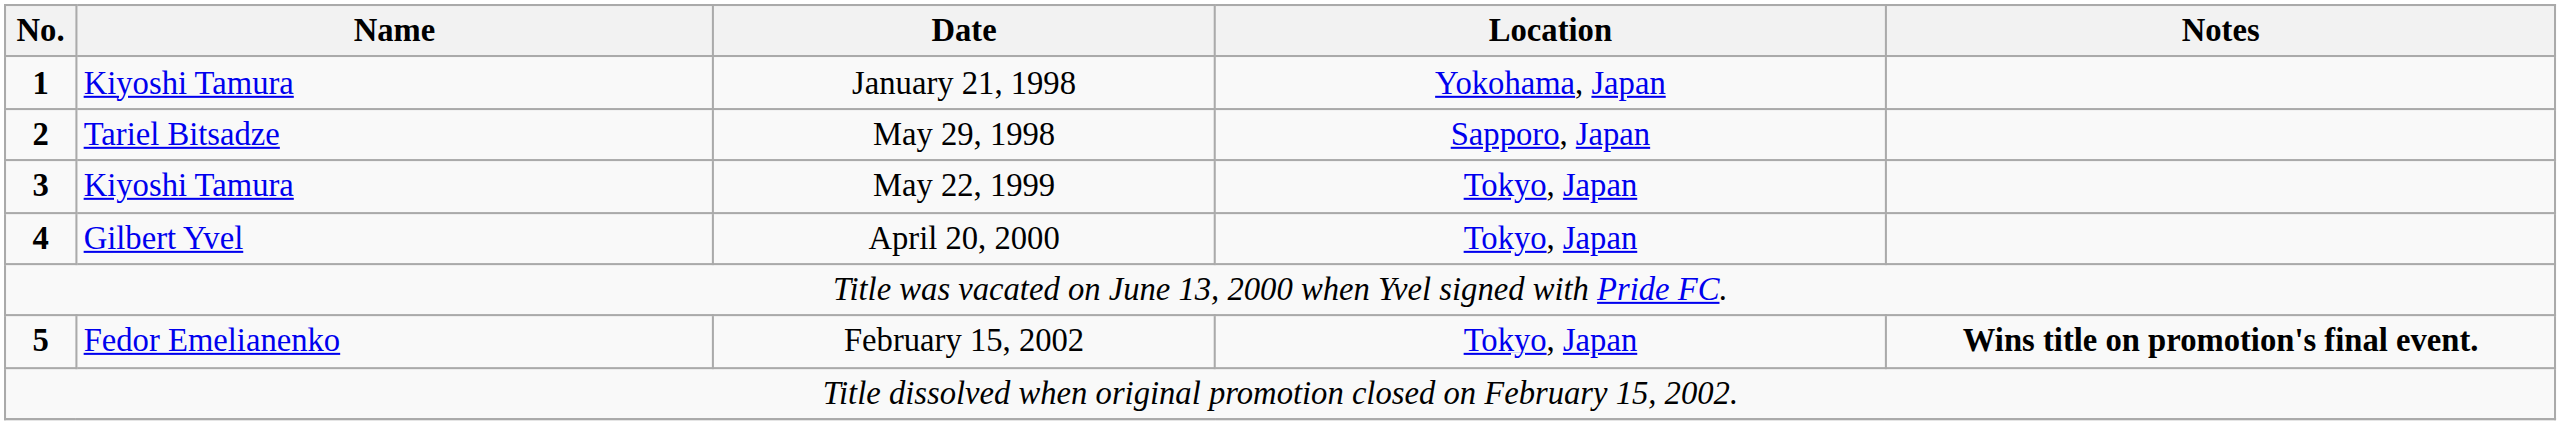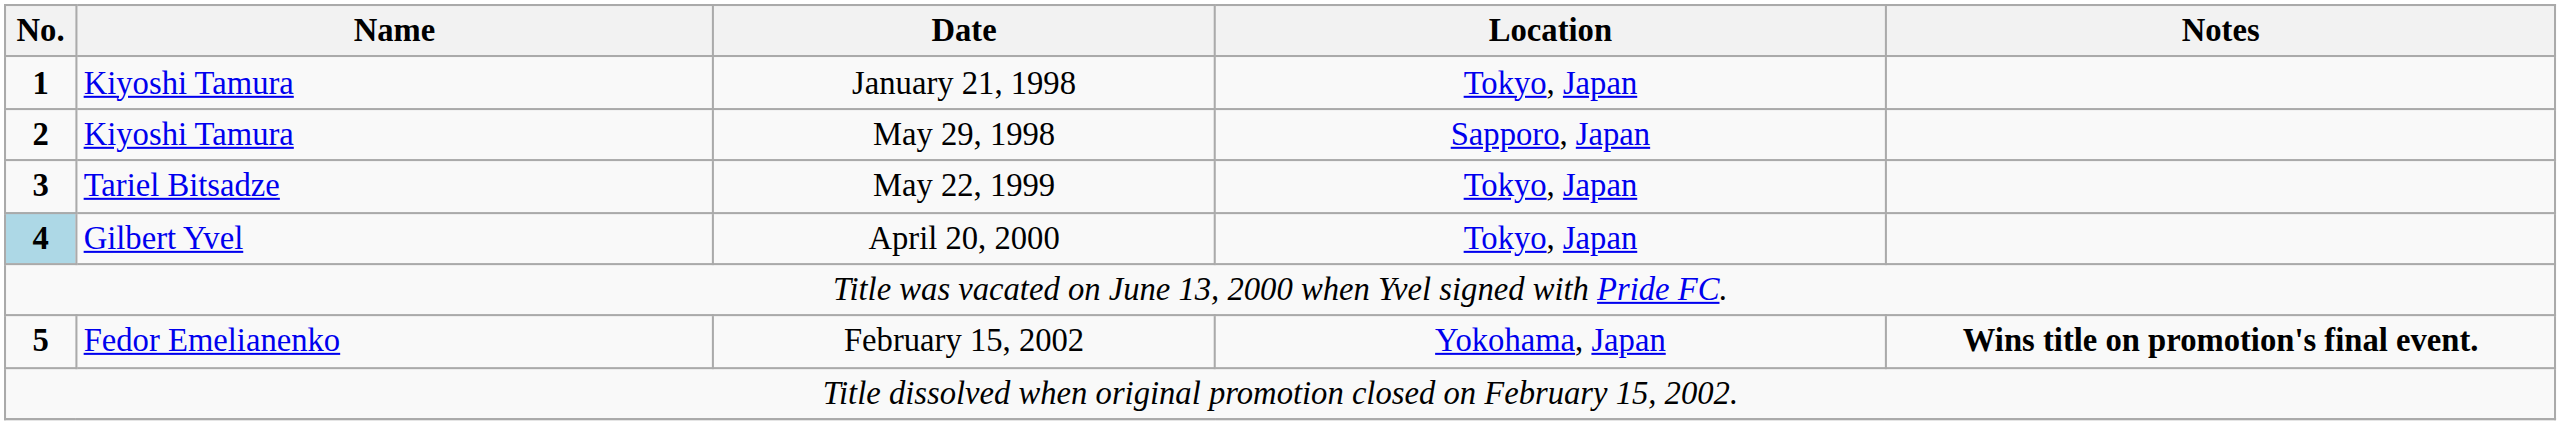(1550, 82) Yokohama, Japan -> (1550, 82) Tokyo, Japan
(182, 133) Tariel Bitsadze -> (189, 133) Kiyoshi Tamura
(189, 185) Kiyoshi Tamura -> (182, 185) Tariel Bitsadze
(41, 237) no background -> (41, 237) lightblue background
(1550, 340) Tokyo, Japan -> (1550, 340) Yokohama, Japan
